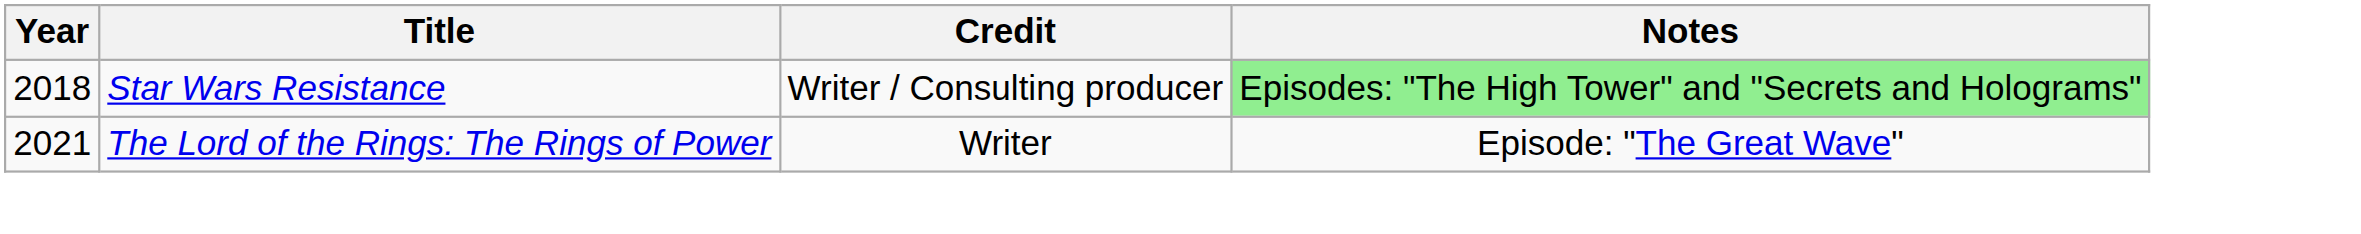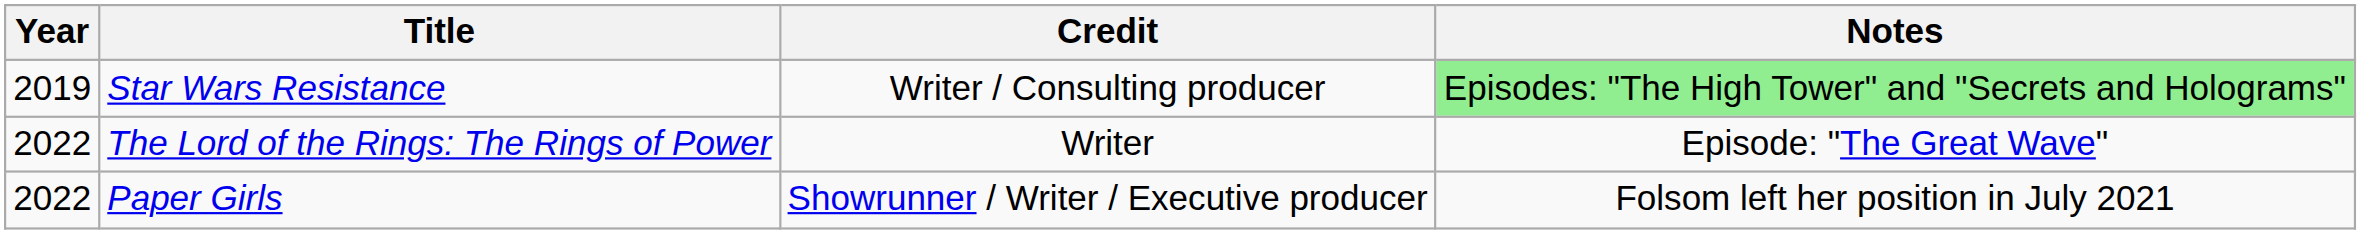(52, 87) 2018 -> (52, 87) 2019
(52, 143) 2021 -> (52, 143) 2022
+ row: (195, 198)
